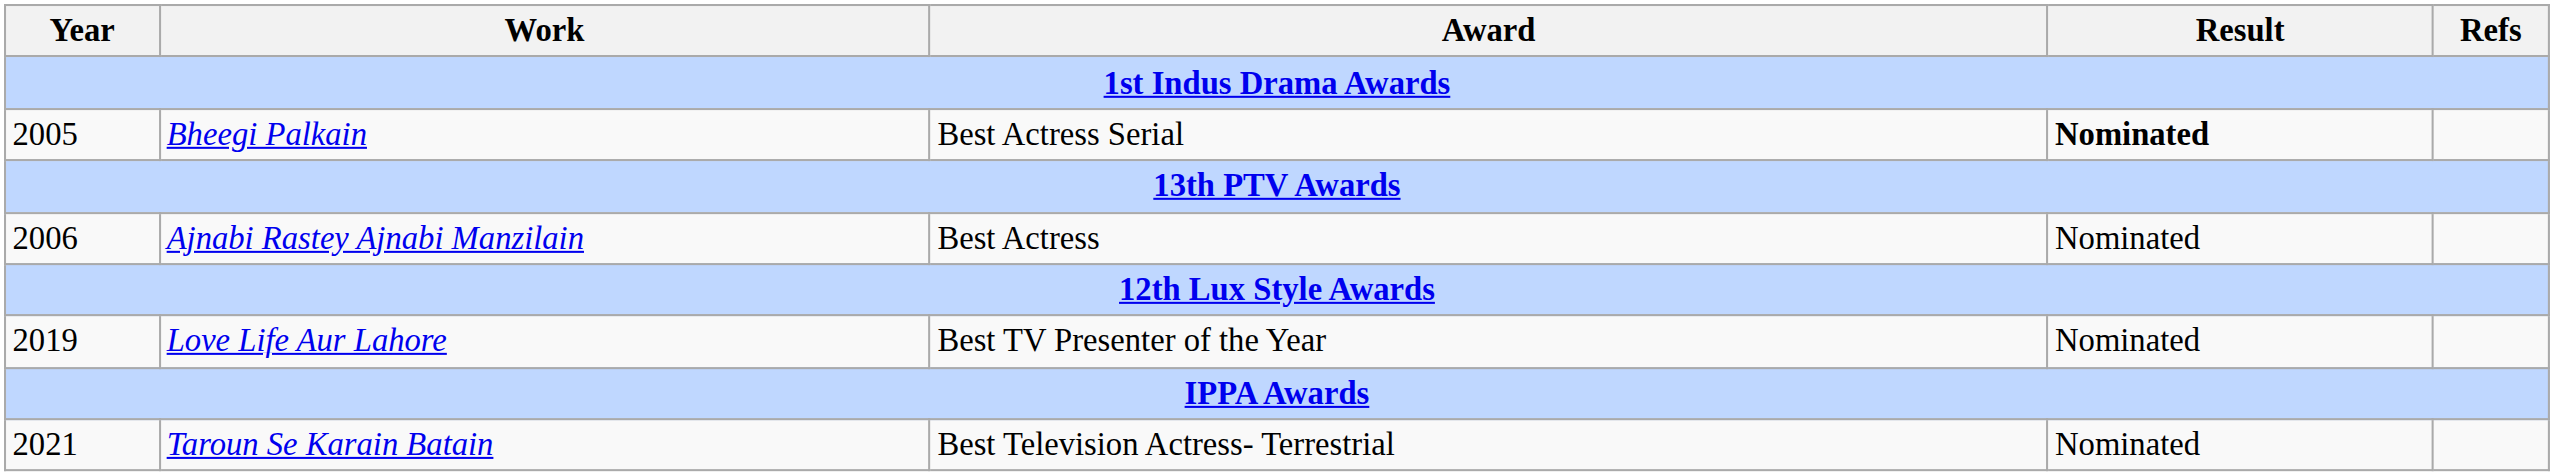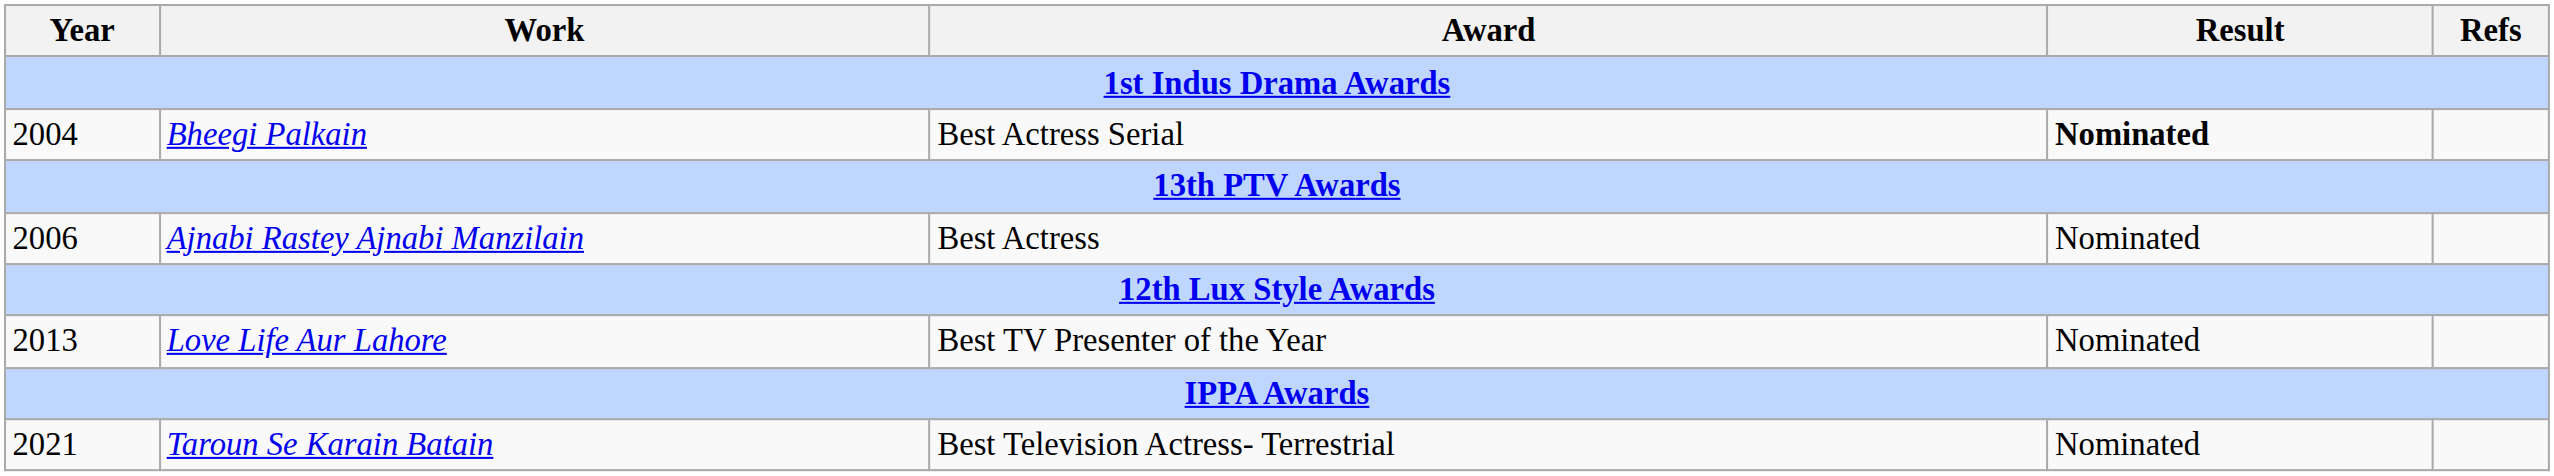(45, 133) 2005 -> (45, 133) 2004
(45, 340) 2019 -> (45, 340) 2013
